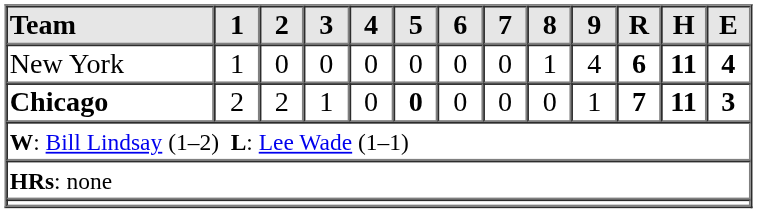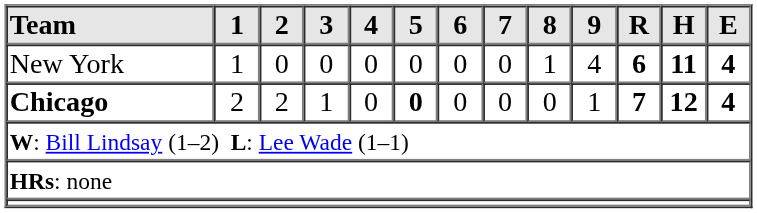(684, 102) 11 -> (684, 102) 12
(728, 102) 3 -> (728, 102) 4
